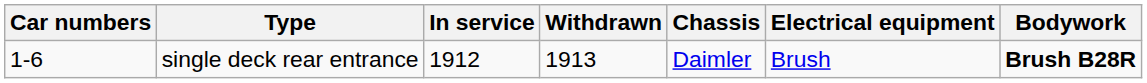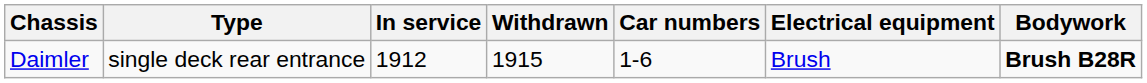columns swapped: (81, 22) <-> (716, 22)
(571, 58) 1913 -> (517, 58) 1915
